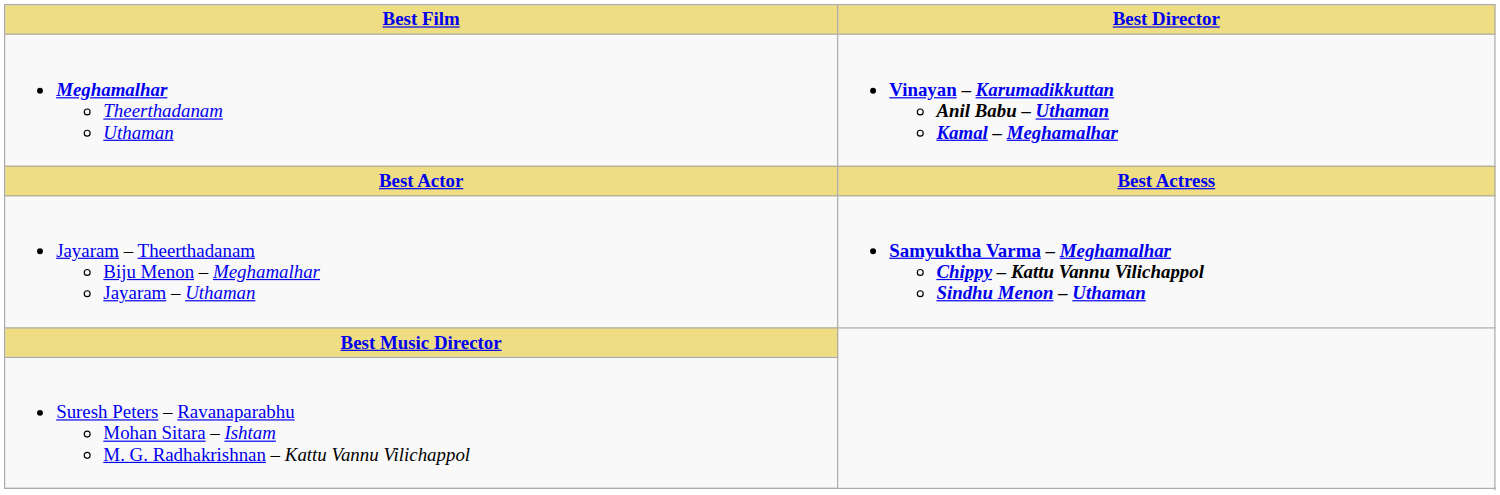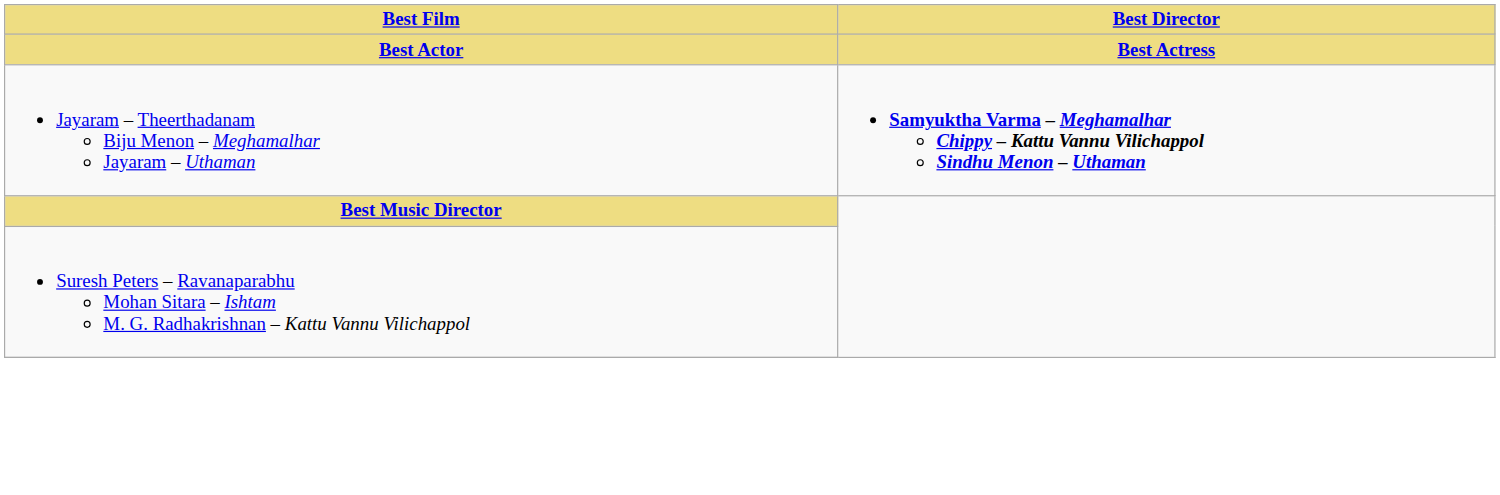- row: (421, 111)
